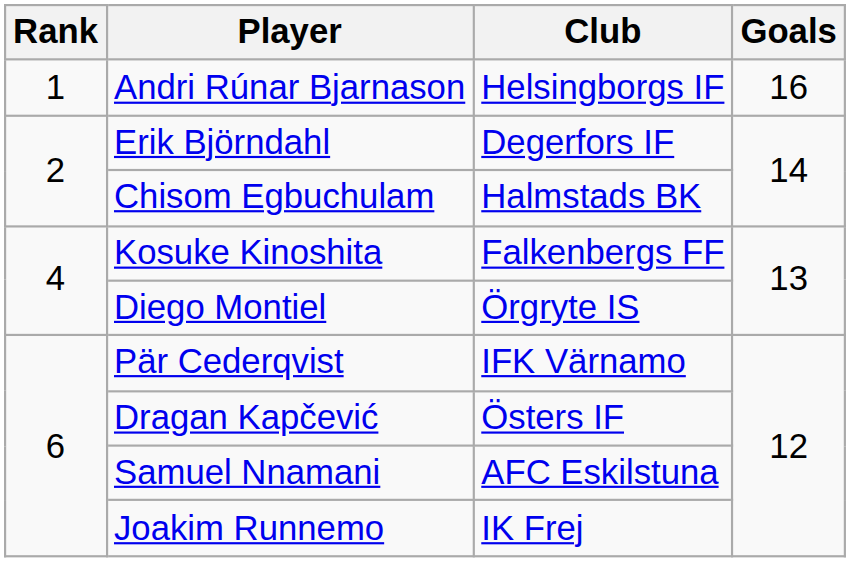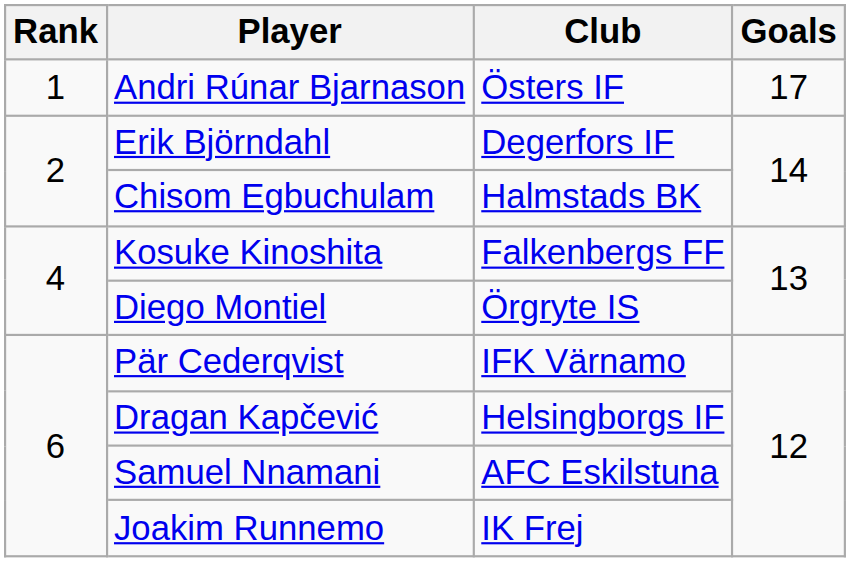(603, 87) Helsingborgs IF -> (553, 87) Östers IF
(789, 87) 16 -> (789, 87) 17
(553, 417) Östers IF -> (603, 417) Helsingborgs IF
